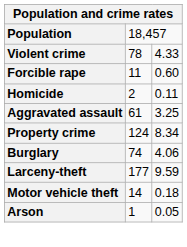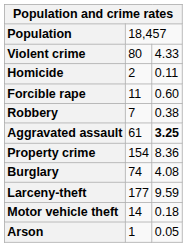(135, 53) 78 -> (135, 53) 80
rows swapped: (35, 93) <-> (46, 73)
+ row: (33, 113)
(167, 113) normal -> (167, 133) bold
(139, 133) 124 -> (139, 152) 154
(167, 133) 8.34 -> (167, 152) 8.36
(167, 152) 4.06 -> (167, 172) 4.08
